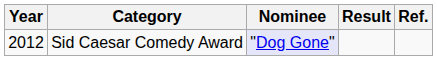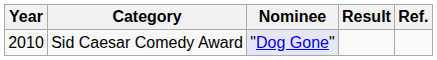(26, 42) 2012 -> (26, 42) 2010
